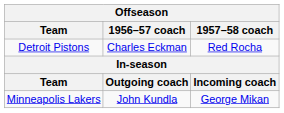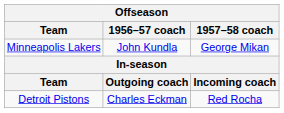rows swapped: (54, 99) <-> (54, 47)
